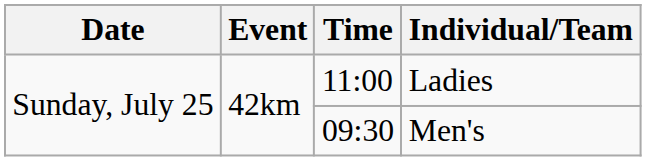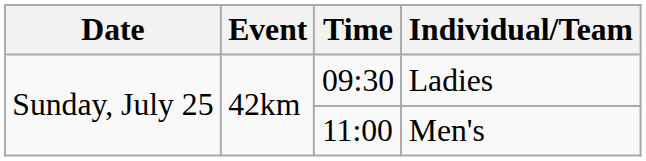(357, 79) 11:00 -> (358, 79) 09:30
(358, 130) 09:30 -> (357, 130) 11:00
